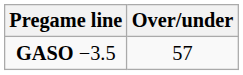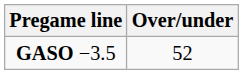(183, 52) 57 -> (183, 52) 52
